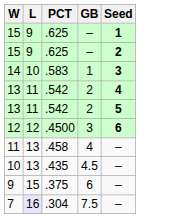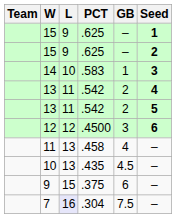+ column: (22, 14)
